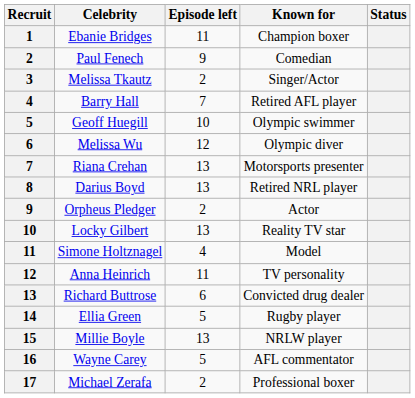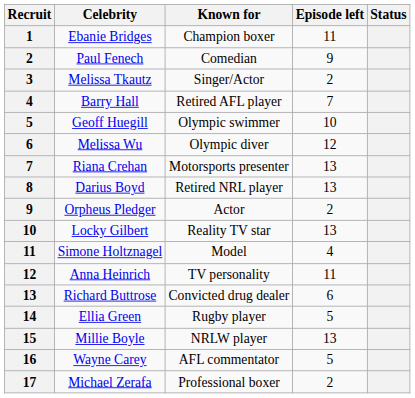columns swapped: (304, 15) <-> (203, 15)
